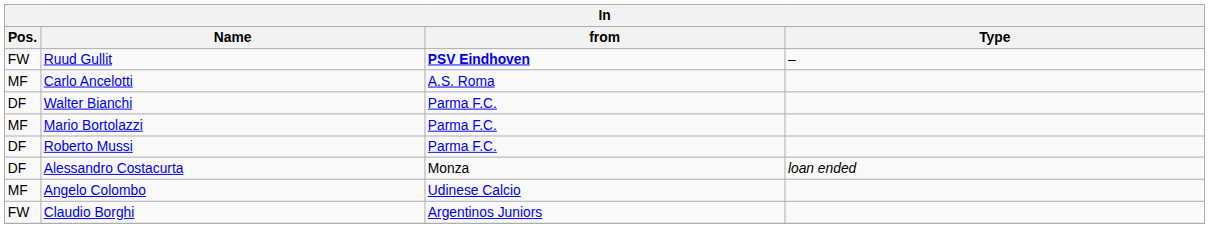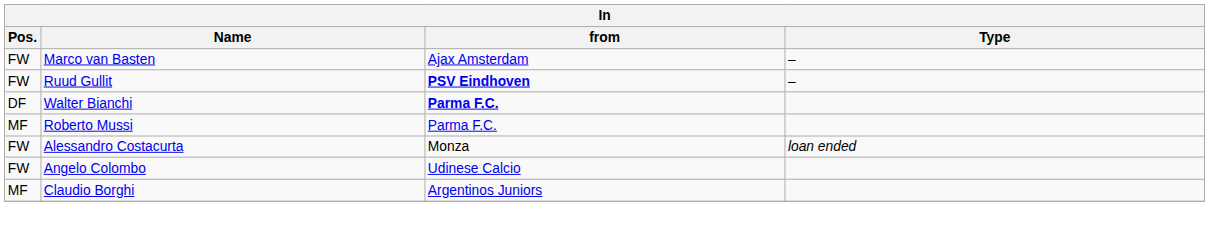+ row: (99, 59)
- row: (88, 81)
(462, 103) normal -> (463, 103) bold
- row: (93, 125)
(17, 147) DF -> (18, 125) MF
(17, 169) DF -> (18, 147) FW
(18, 191) MF -> (18, 169) FW
(18, 212) FW -> (18, 191) MF
